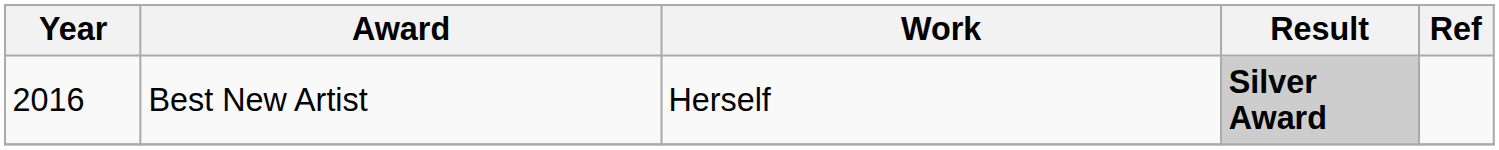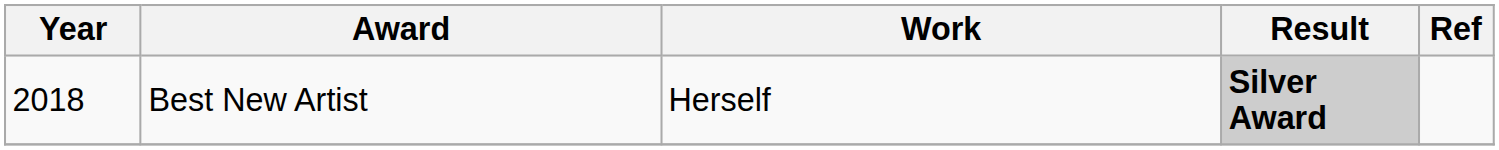(48, 99) 2016 -> (48, 99) 2018
